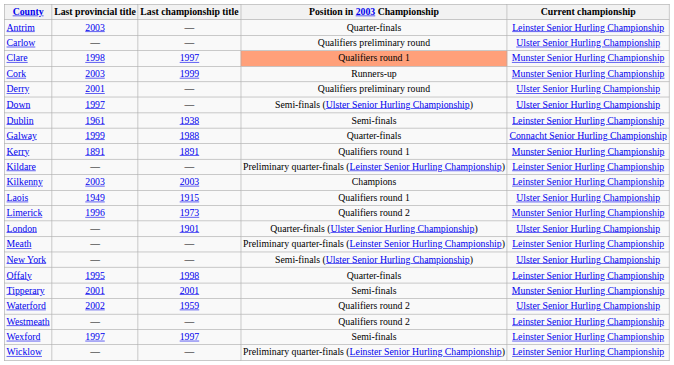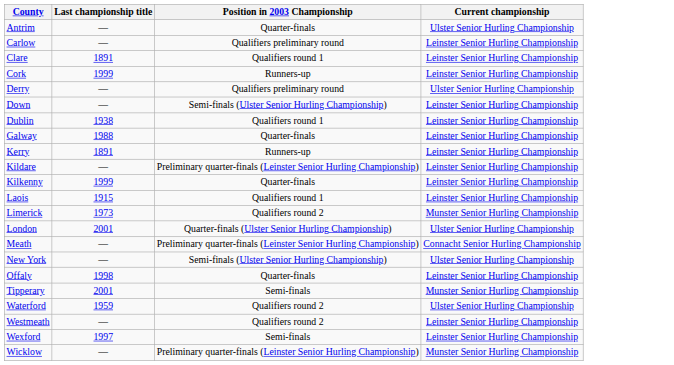- column: (95, 12)
(588, 27) Leinster Senior Hurling Championship -> (502, 27) Ulster Senior Hurling Championship
(588, 43) Ulster Senior Hurling Championship -> (502, 43) Leinster Senior Hurling Championship
(189, 58) 1997 -> (103, 58) 1891
(374, 58) lightsalmon background -> (288, 58) no background
(588, 58) Munster Senior Hurling Championship -> (502, 58) Leinster Senior Hurling Championship
(588, 74) Munster Senior Hurling Championship -> (502, 74) Leinster Senior Hurling Championship
(588, 105) Ulster Senior Hurling Championship -> (502, 105) Leinster Senior Hurling Championship
(374, 120) Semi-finals -> (288, 120) Qualifiers round 1
(588, 136) Connacht Senior Hurling Championship -> (502, 136) Leinster Senior Hurling Championship
(374, 151) Qualifiers round 1 -> (288, 151) Runners-up
(588, 151) Munster Senior Hurling Championship -> (502, 151) Leinster Senior Hurling Championship
(189, 182) 2003 -> (103, 182) 1999
(374, 182) Champions -> (288, 182) Quarter-finals
(588, 197) Ulster Senior Hurling Championship -> (502, 197) Leinster Senior Hurling Championship
(189, 228) 1901 -> (103, 228) 2001
(588, 244) Leinster Senior Hurling Championship -> (502, 244) Connacht Senior Hurling Championship
(588, 352) Leinster Senior Hurling Championship -> (502, 352) Munster Senior Hurling Championship
